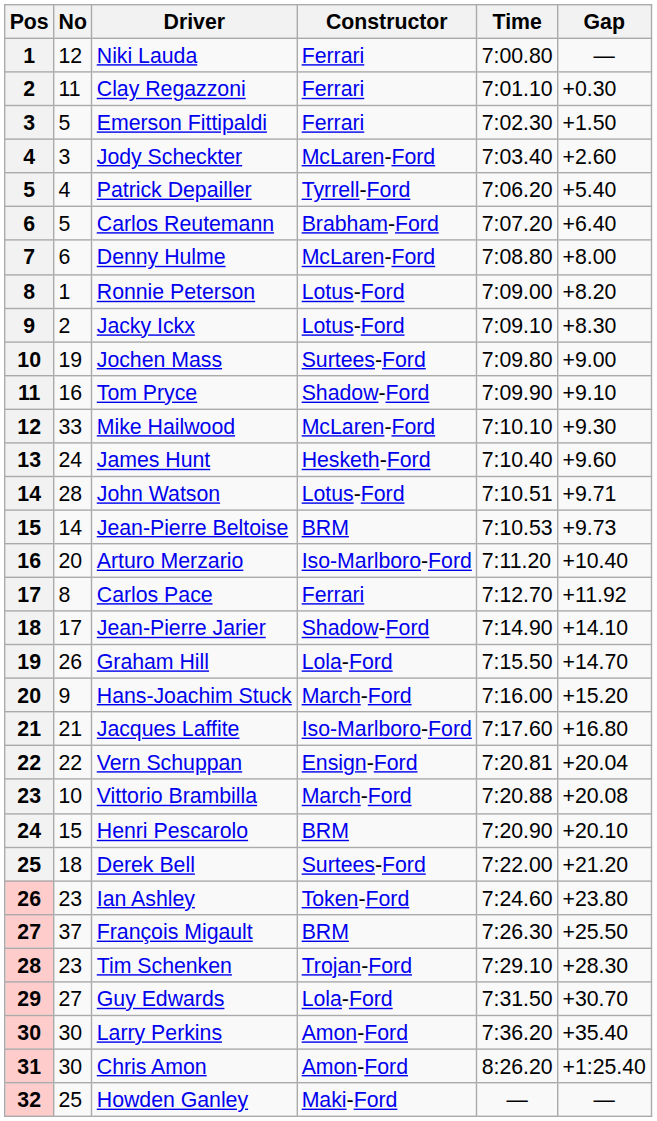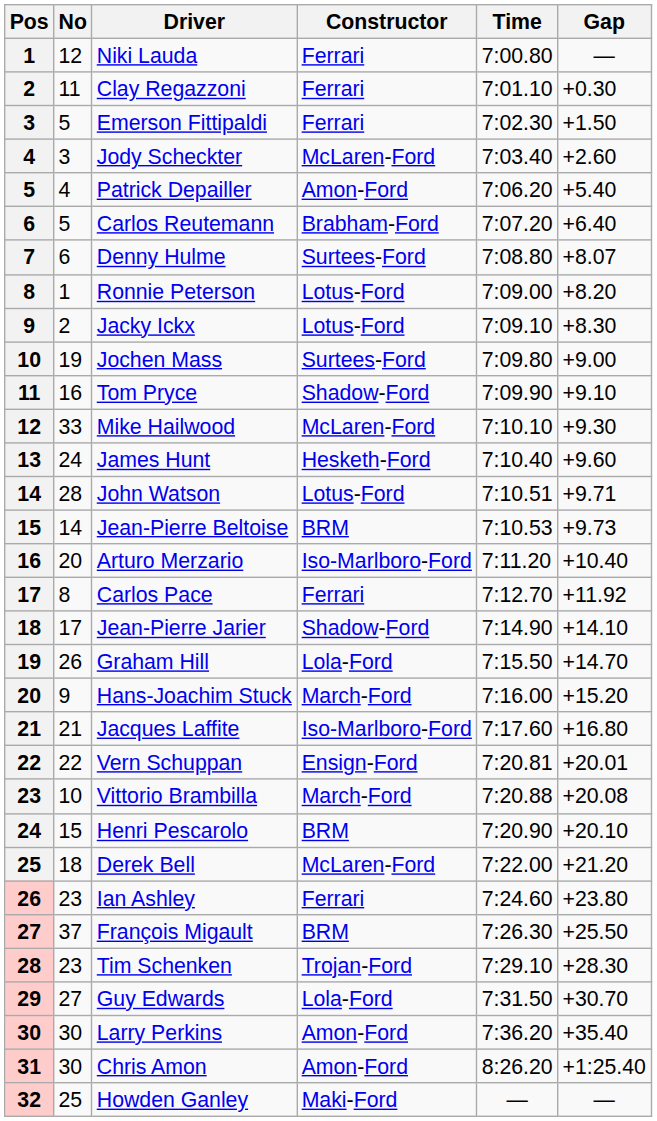(356, 190) Tyrrell-Ford -> (355, 190) Amon-Ford
(368, 258) McLaren-Ford -> (364, 258) Surtees-Ford
(589, 258) +8.00 -> (589, 258) +8.07
(595, 763) +20.04 -> (595, 763) +20.01
(364, 864) Surtees-Ford -> (368, 864) McLaren-Ford
(355, 898) Token-Ford -> (333, 898) Ferrari
